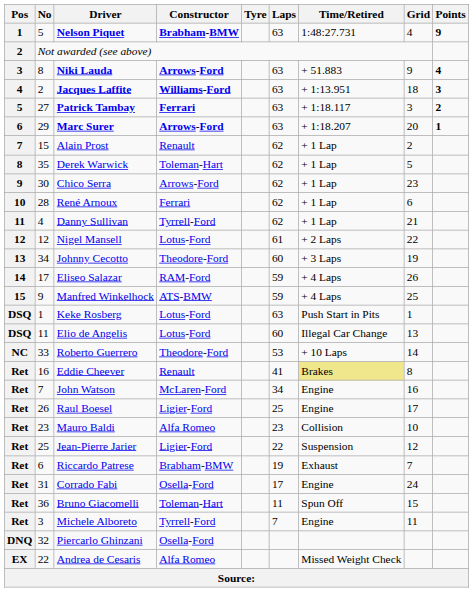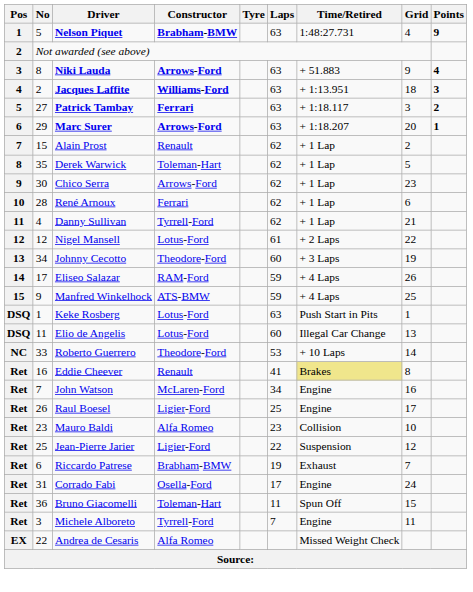- row: (100, 540)
